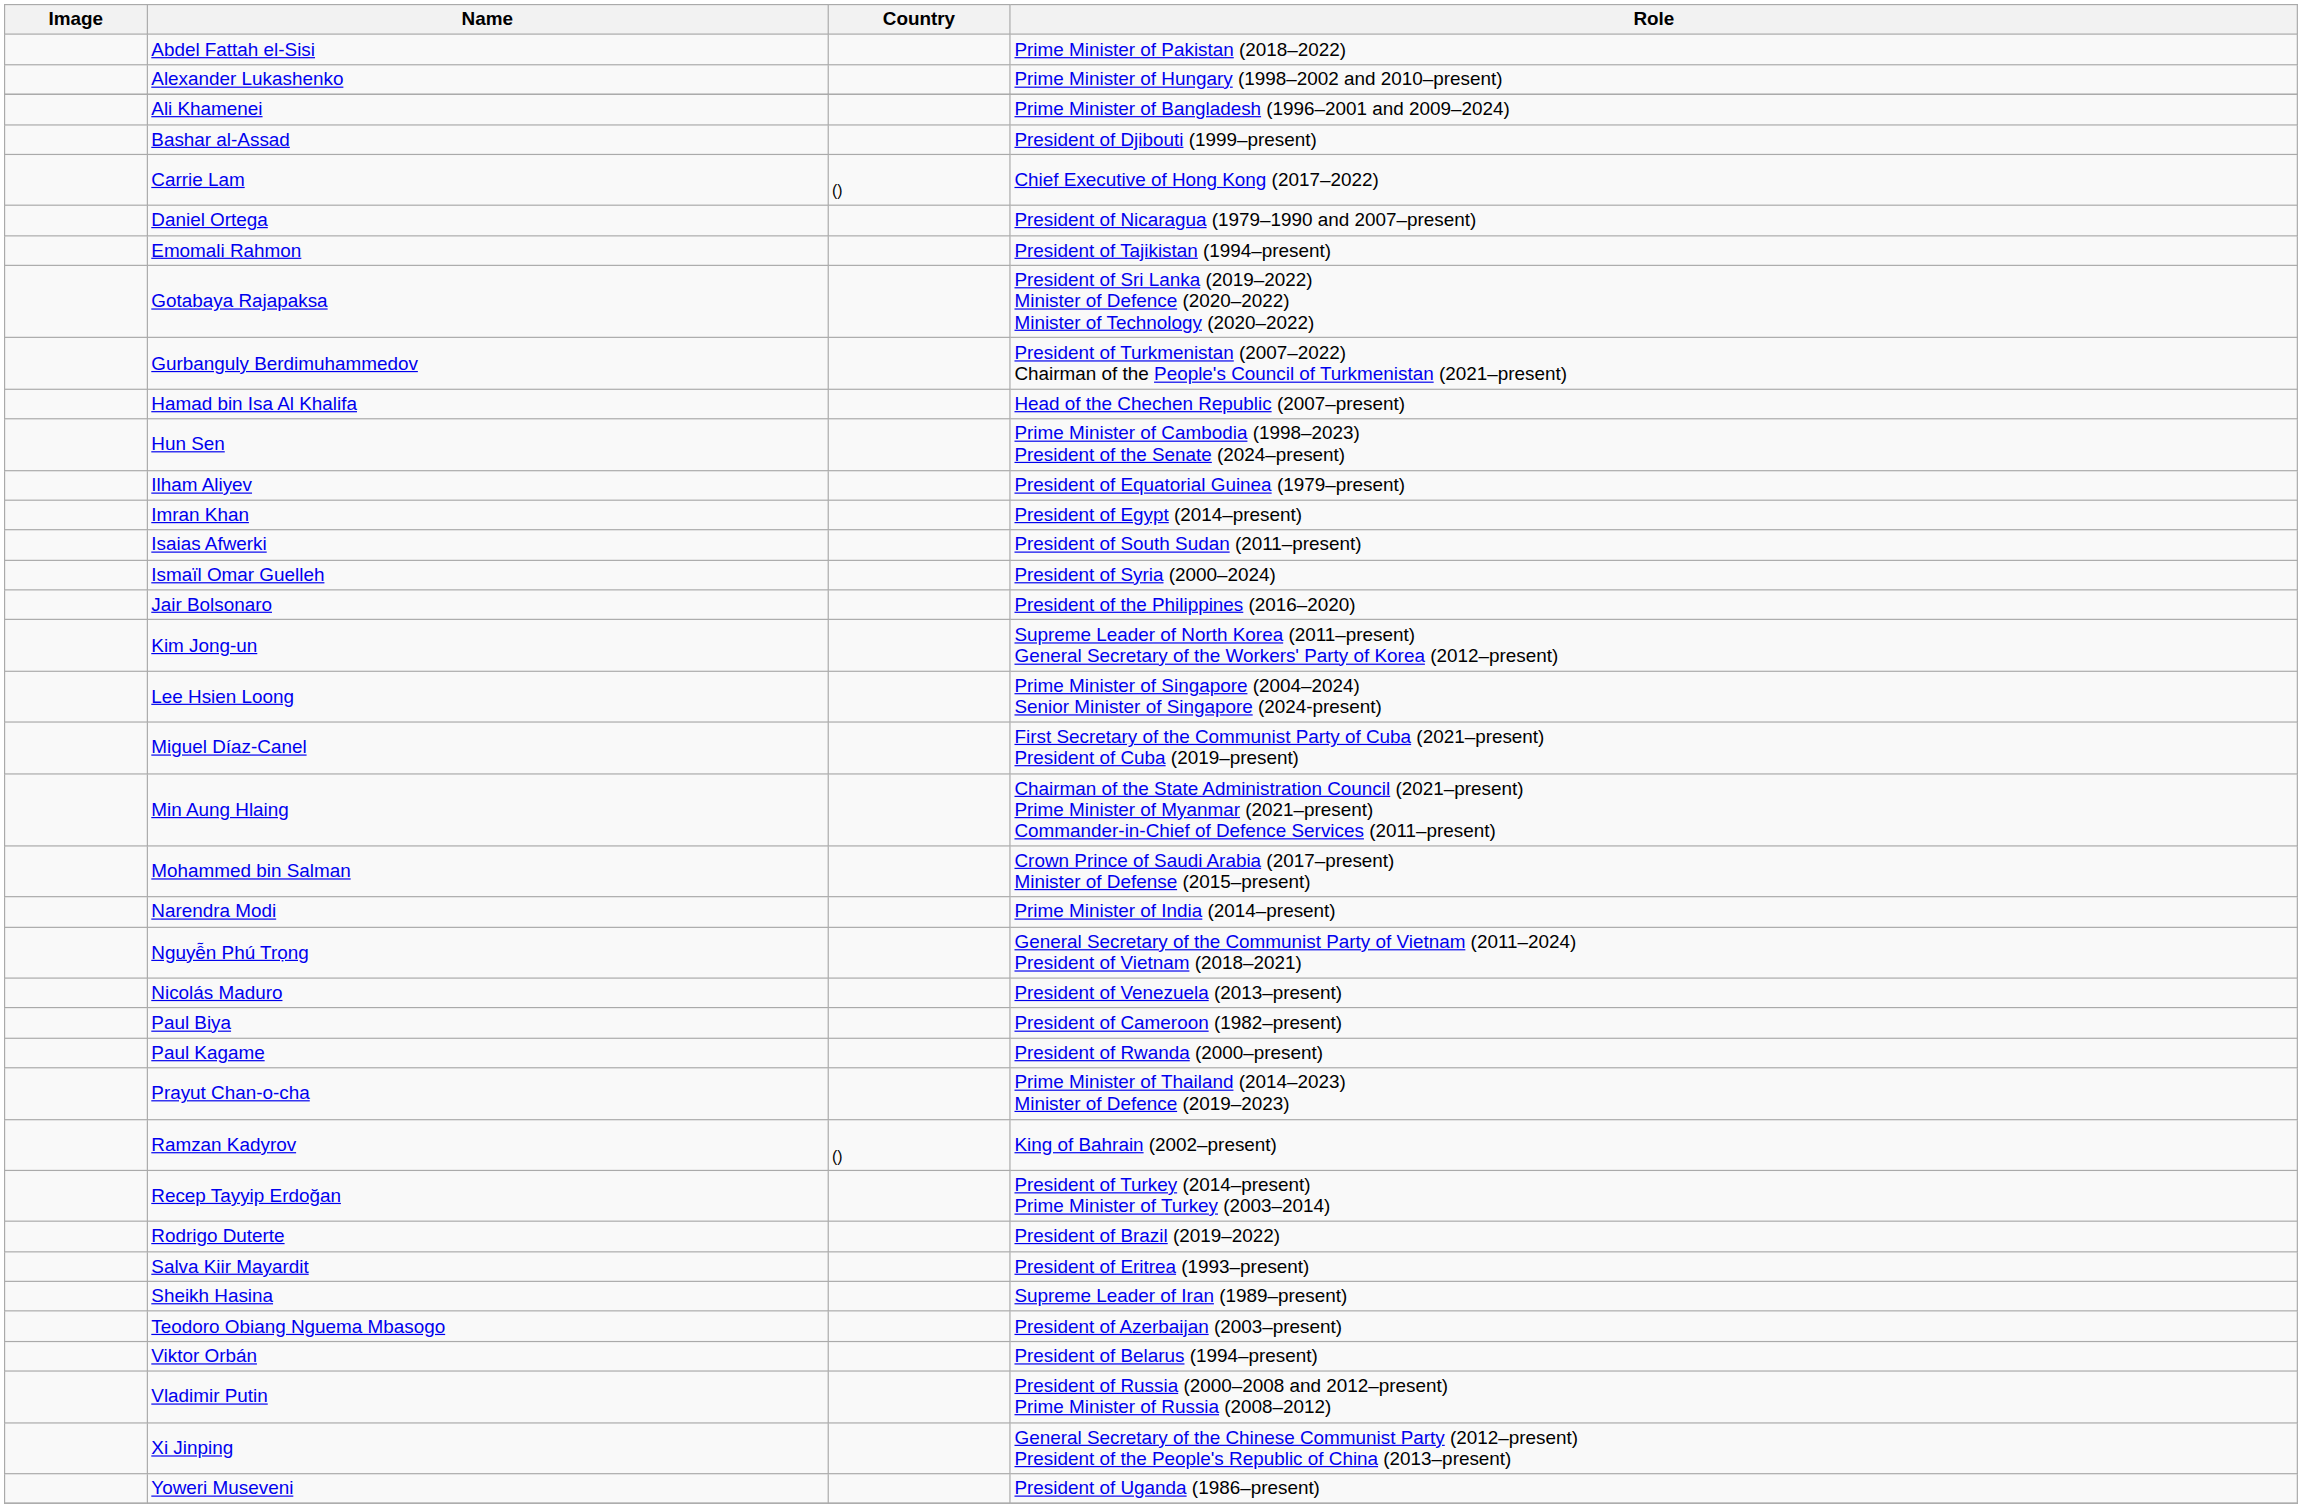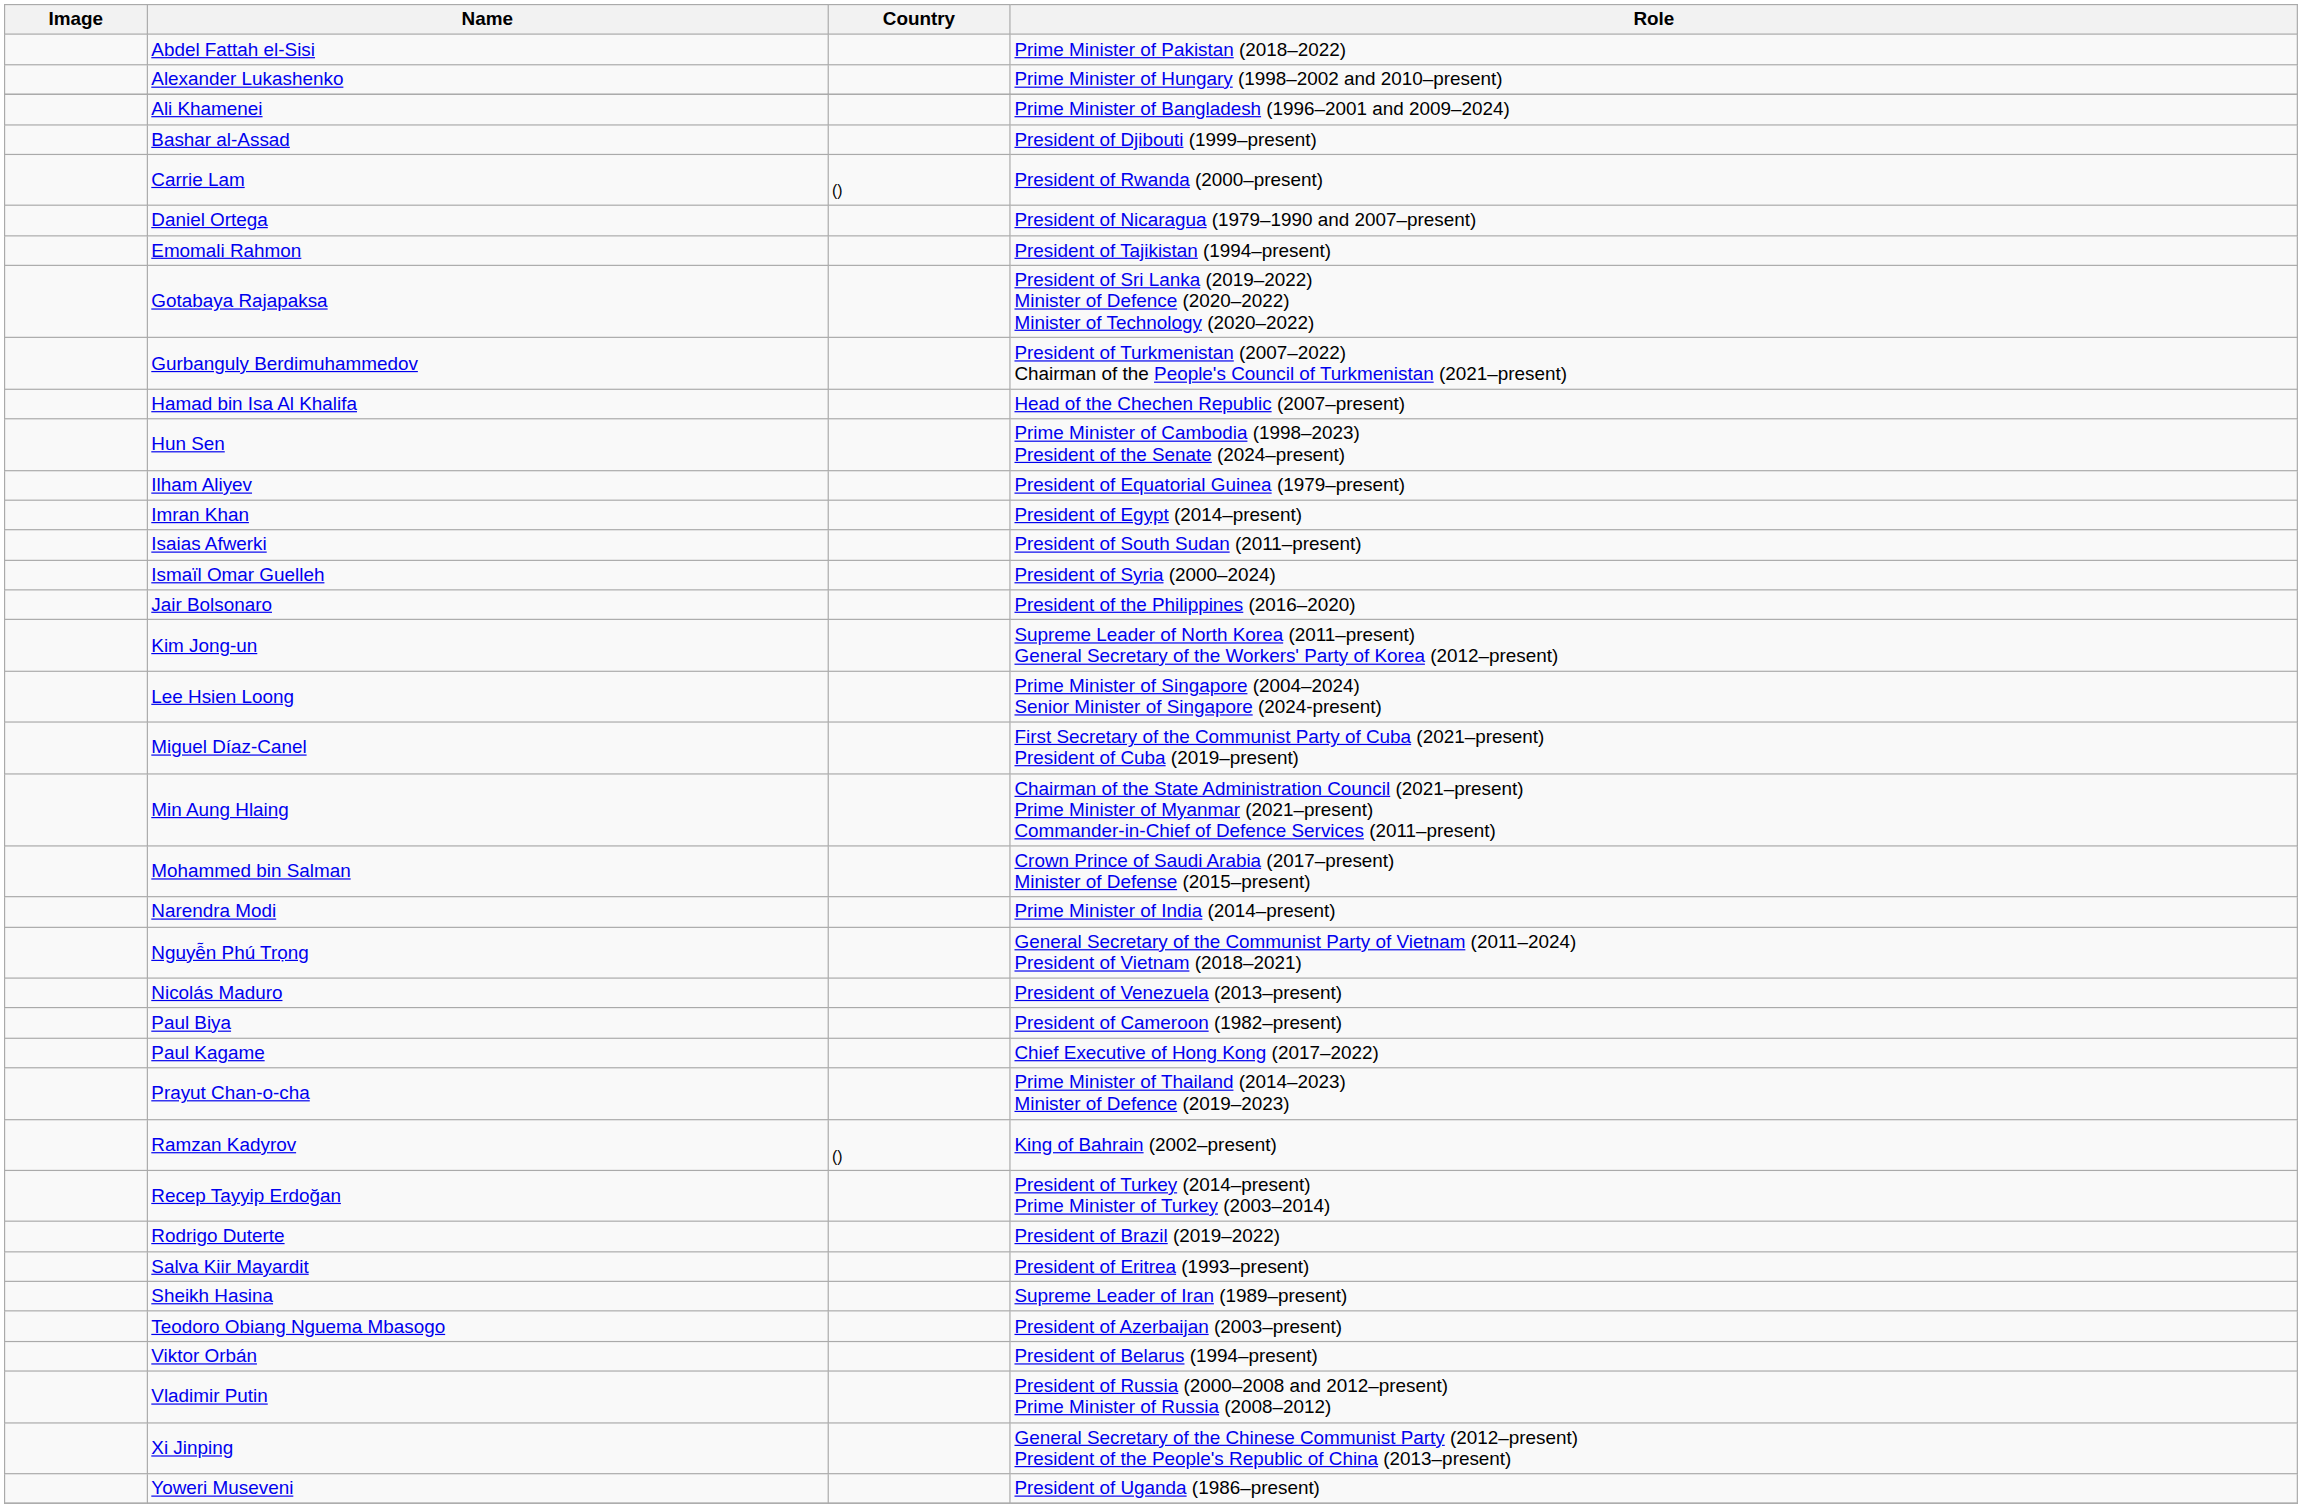(1197, 179) Chief Executive of Hong Kong (2017–2022) -> (1169, 179) President of Rwanda (2000–present)
(1169, 1052) President of Rwanda (2000–present) -> (1197, 1052) Chief Executive of Hong Kong (2017–2022)
